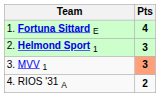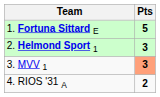(145, 29) 4 -> (145, 29) 5
